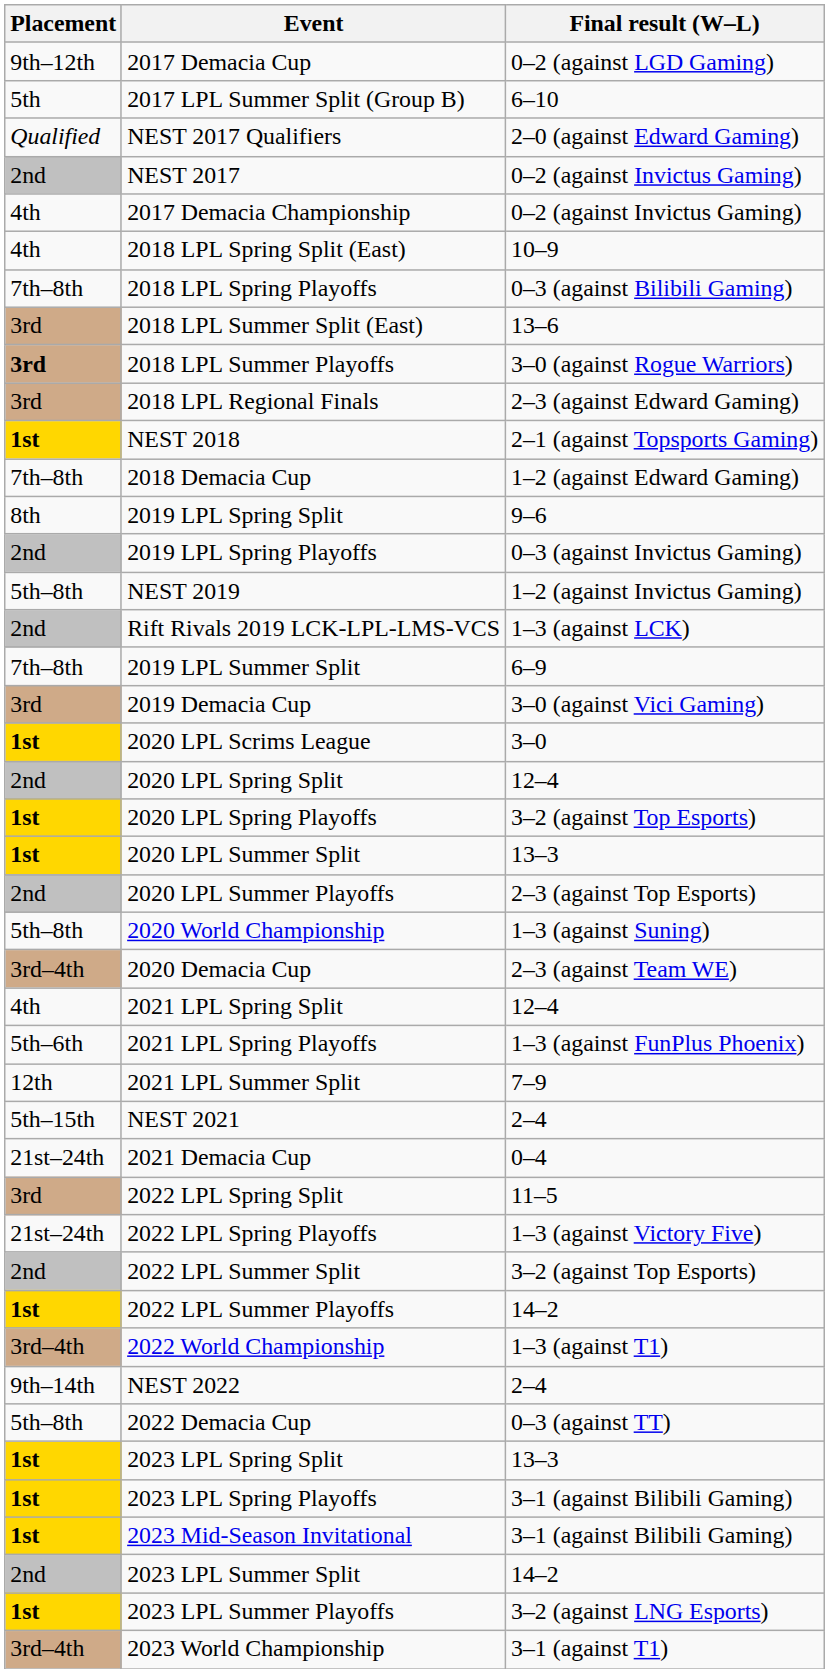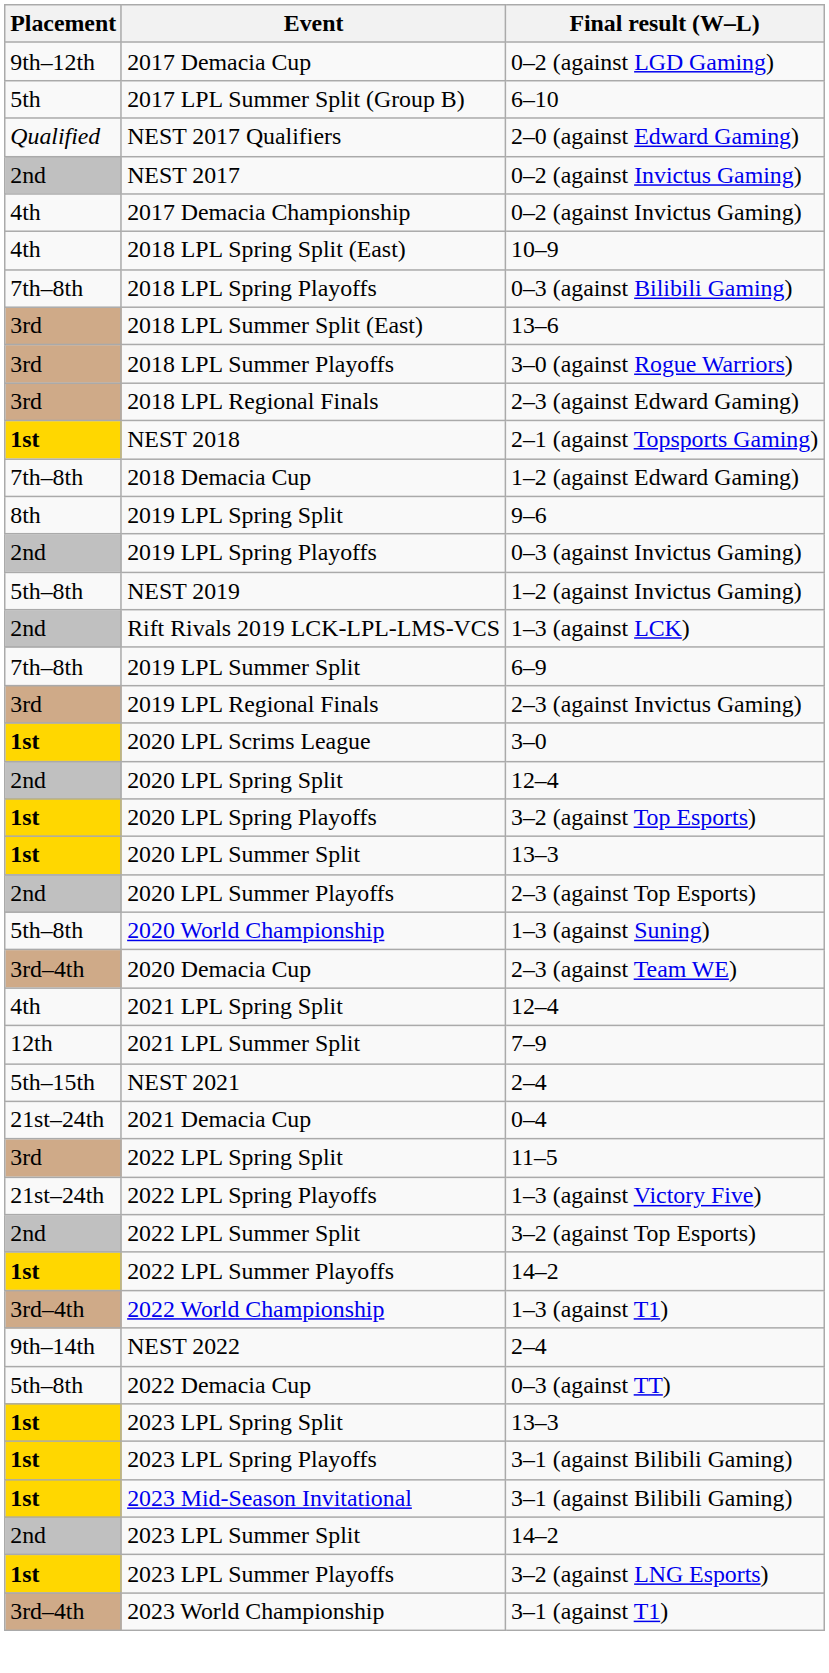(28, 363) bold -> (26, 363) normal
+ row: (253, 703)
- row: (219, 703)
- row: (252, 1044)
